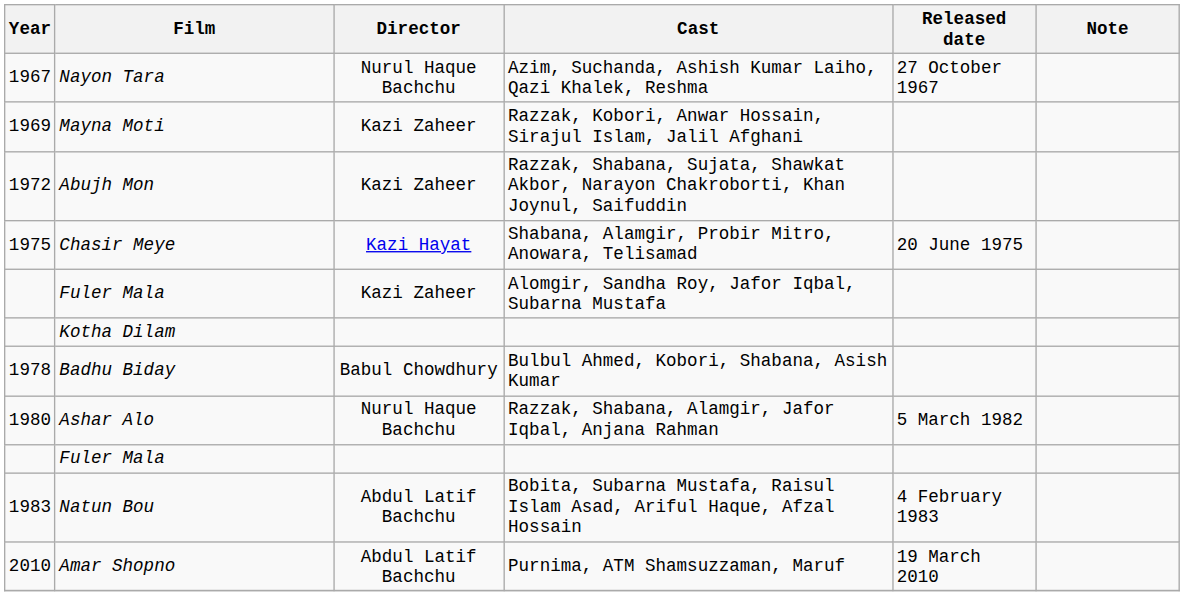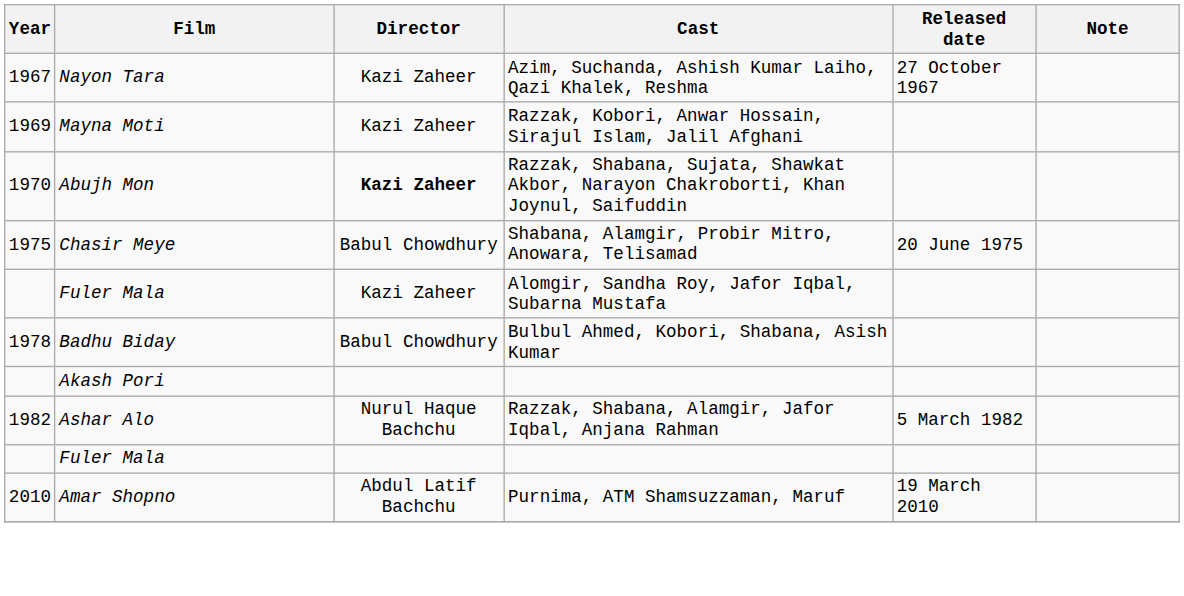(419, 78) Nurul Haque Bachchu -> (419, 78) Kazi Zaheer
(30, 186) 1972 -> (30, 186) 1970
(419, 186) normal -> (419, 186) bold
(419, 245) Kazi Hayat -> (419, 245) Babul Chowdhury
- row: (117, 332)
+ row: (112, 381)
(30, 420) 1980 -> (30, 420) 1982
- row: (107, 508)
